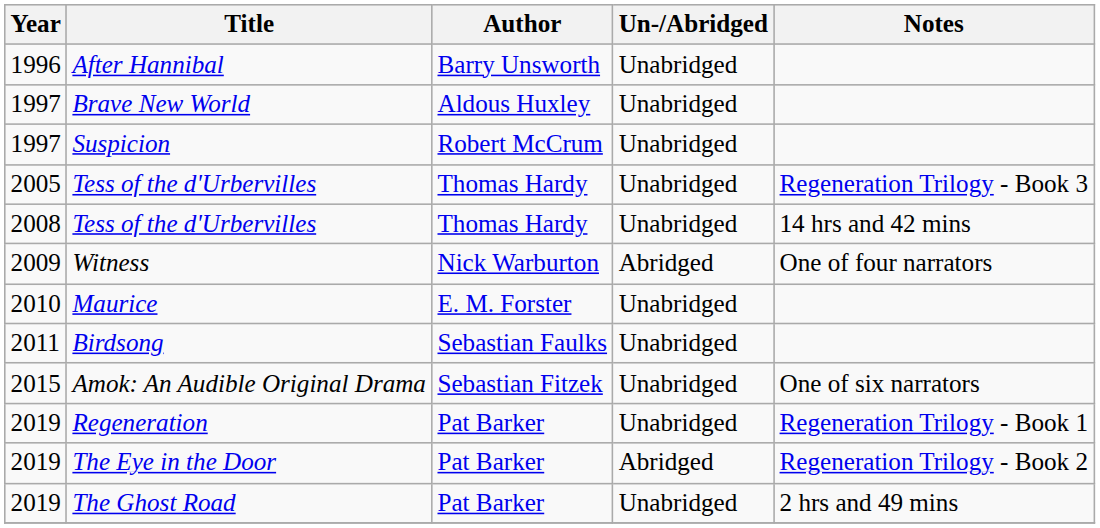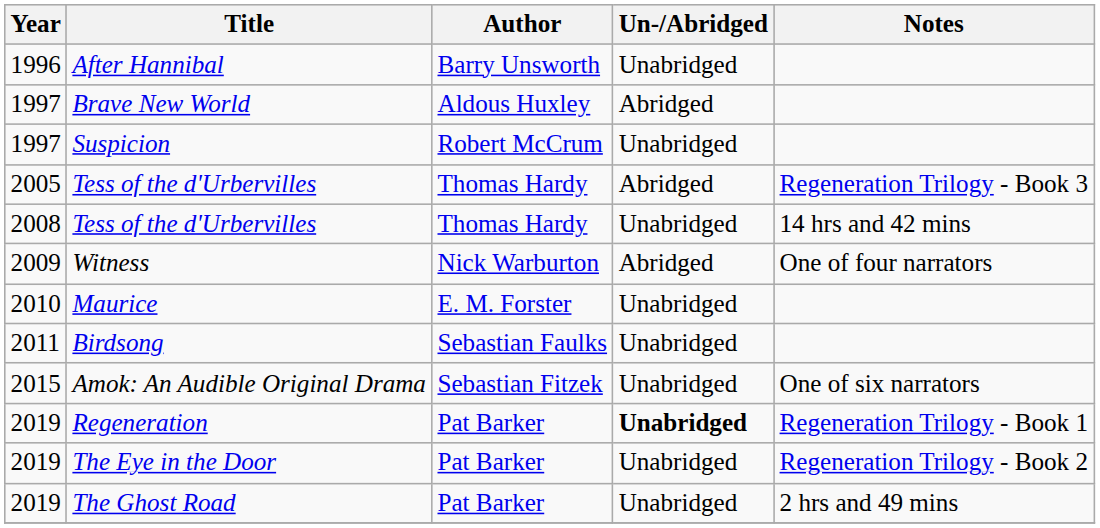(678, 104) Unabridged -> (666, 104) Abridged
(678, 183) Unabridged -> (666, 183) Abridged
(678, 422) normal -> (683, 422) bold
(666, 462) Abridged -> (678, 462) Unabridged
